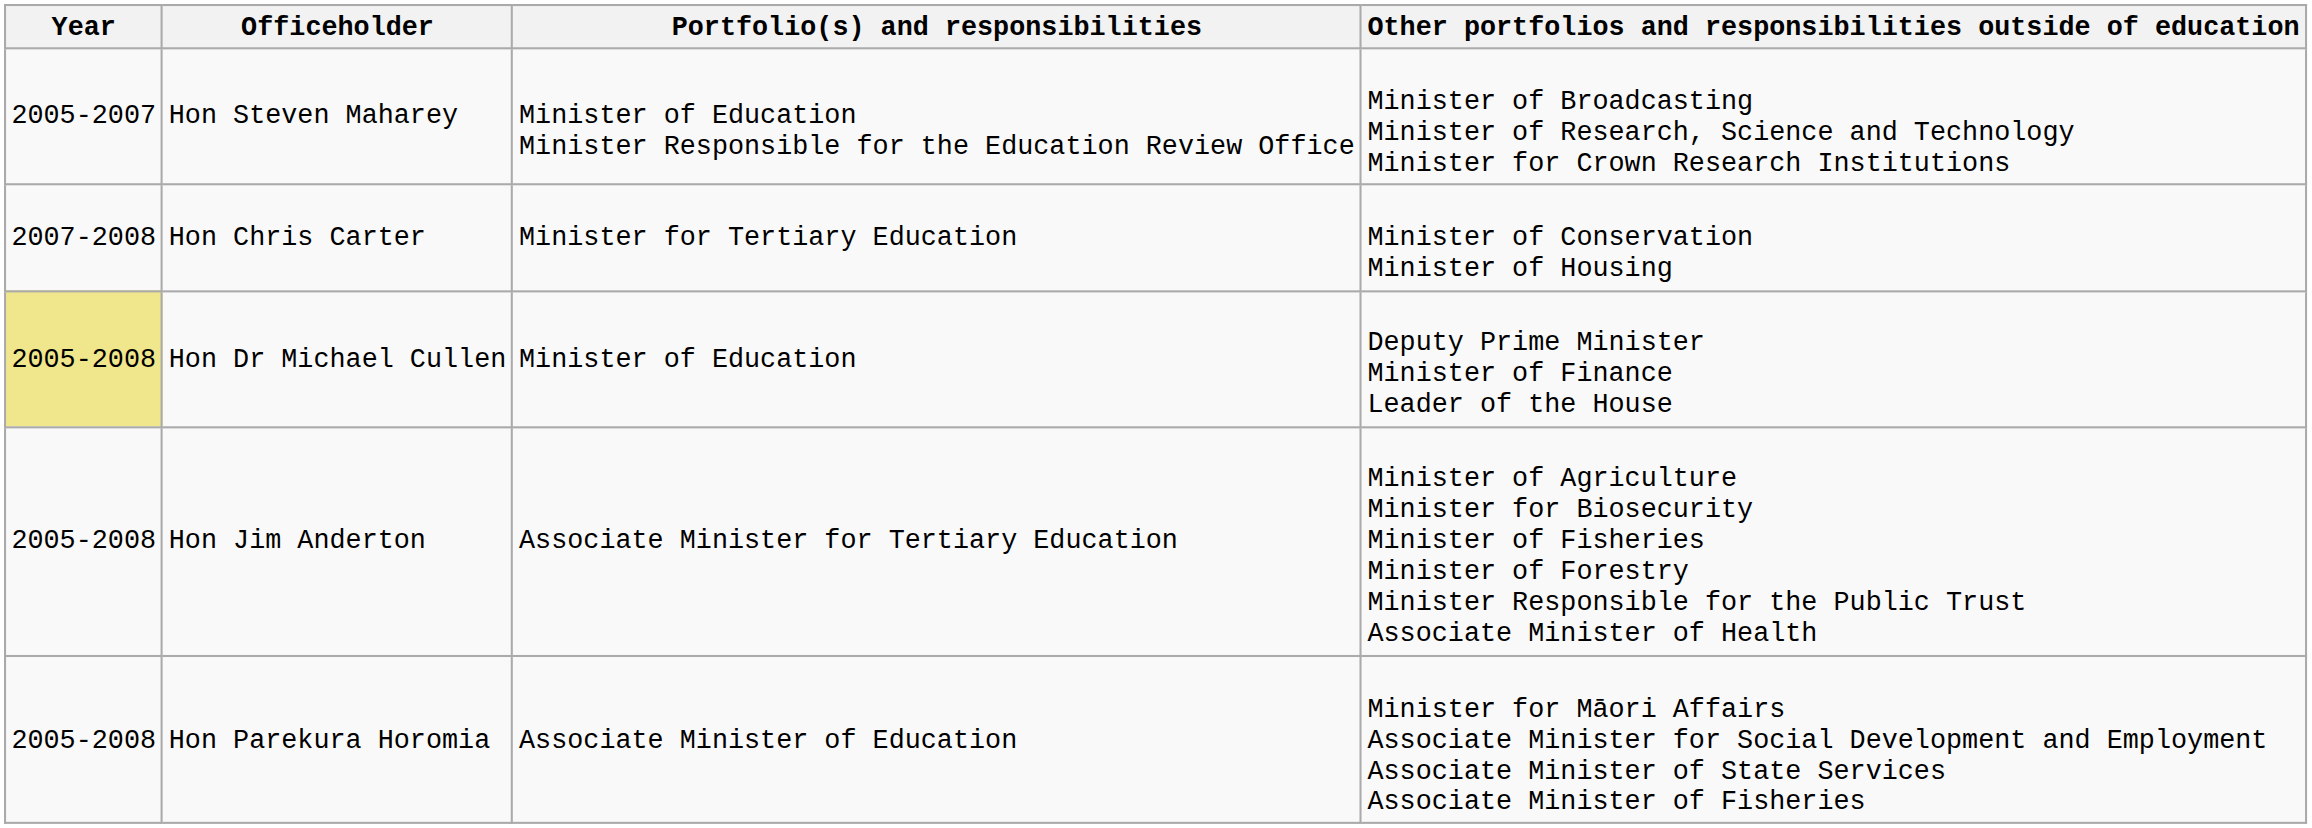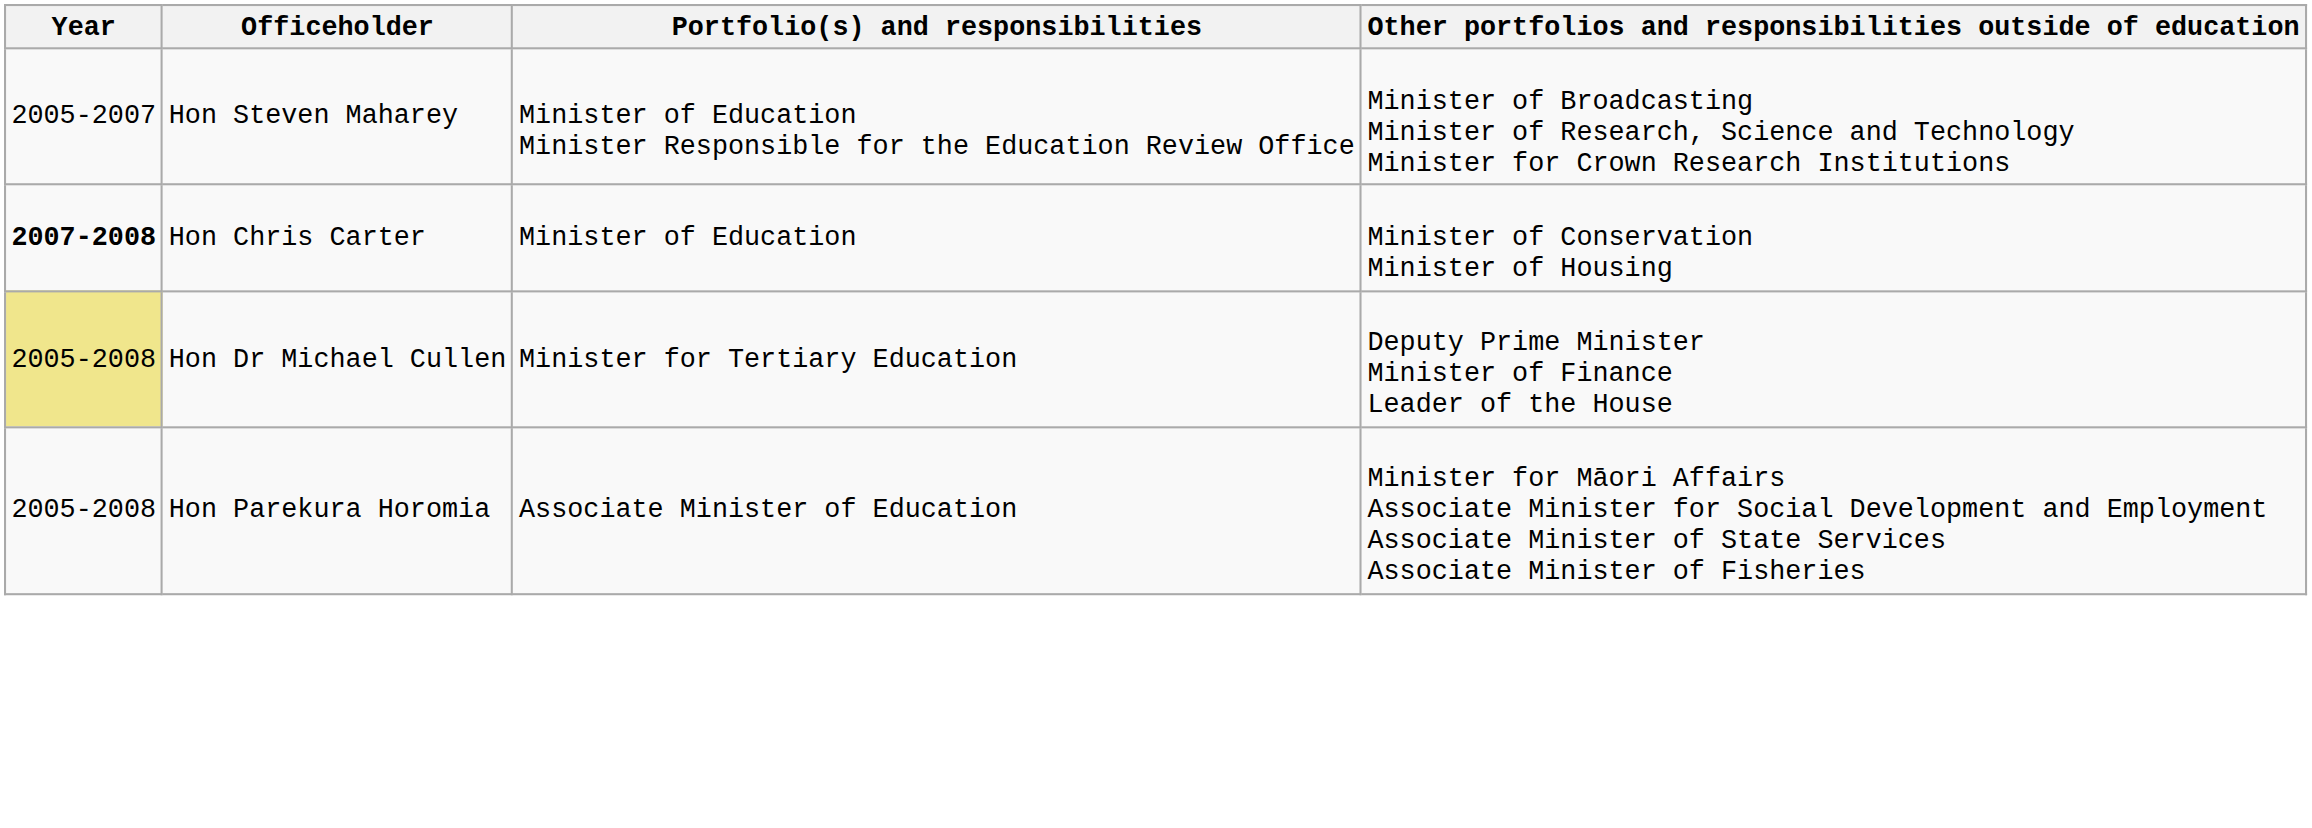(84, 238) normal -> (84, 238) bold
(768, 238) Minister for Tertiary Education -> (688, 238) Minister of Education
(688, 359) Minister of Education -> (768, 359) Minister for Tertiary Education
- row: (297, 541)
